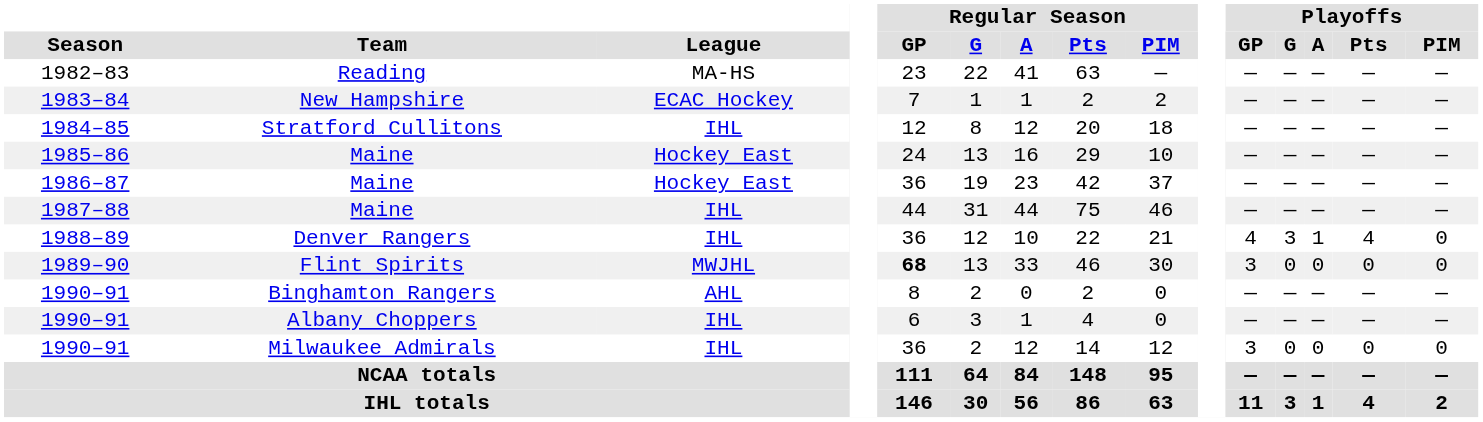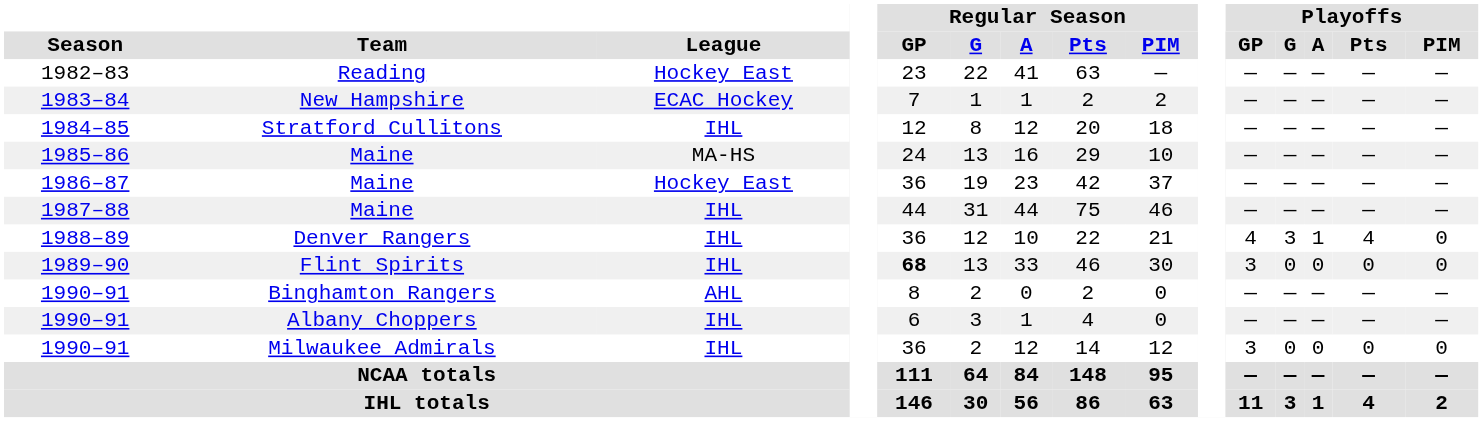(723, 73) MA-HS -> (723, 73) Hockey East
(723, 155) Hockey East -> (723, 155) MA-HS
(723, 266) MWJHL -> (723, 266) IHL
